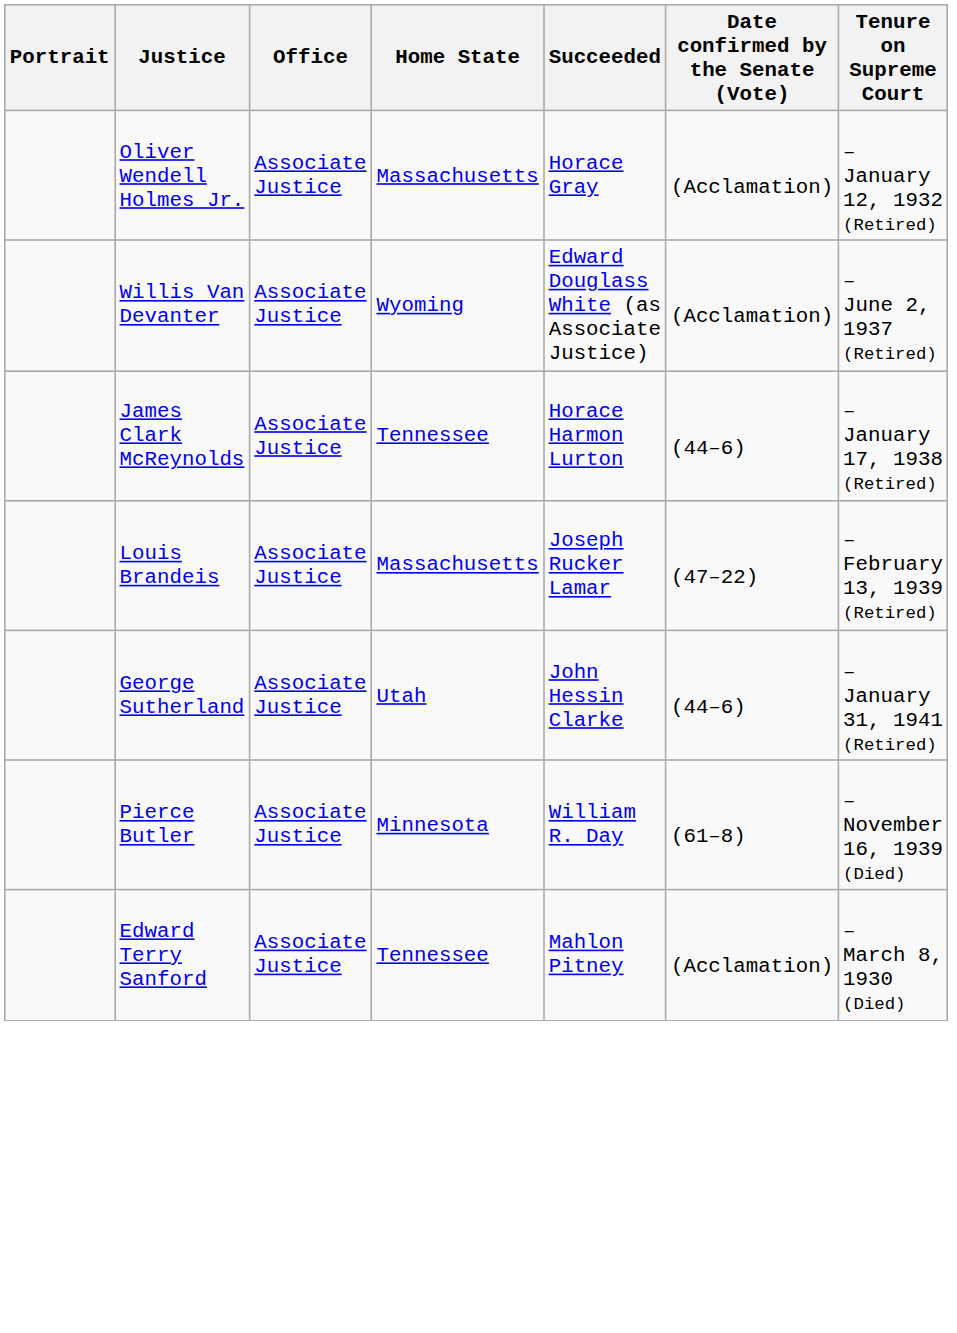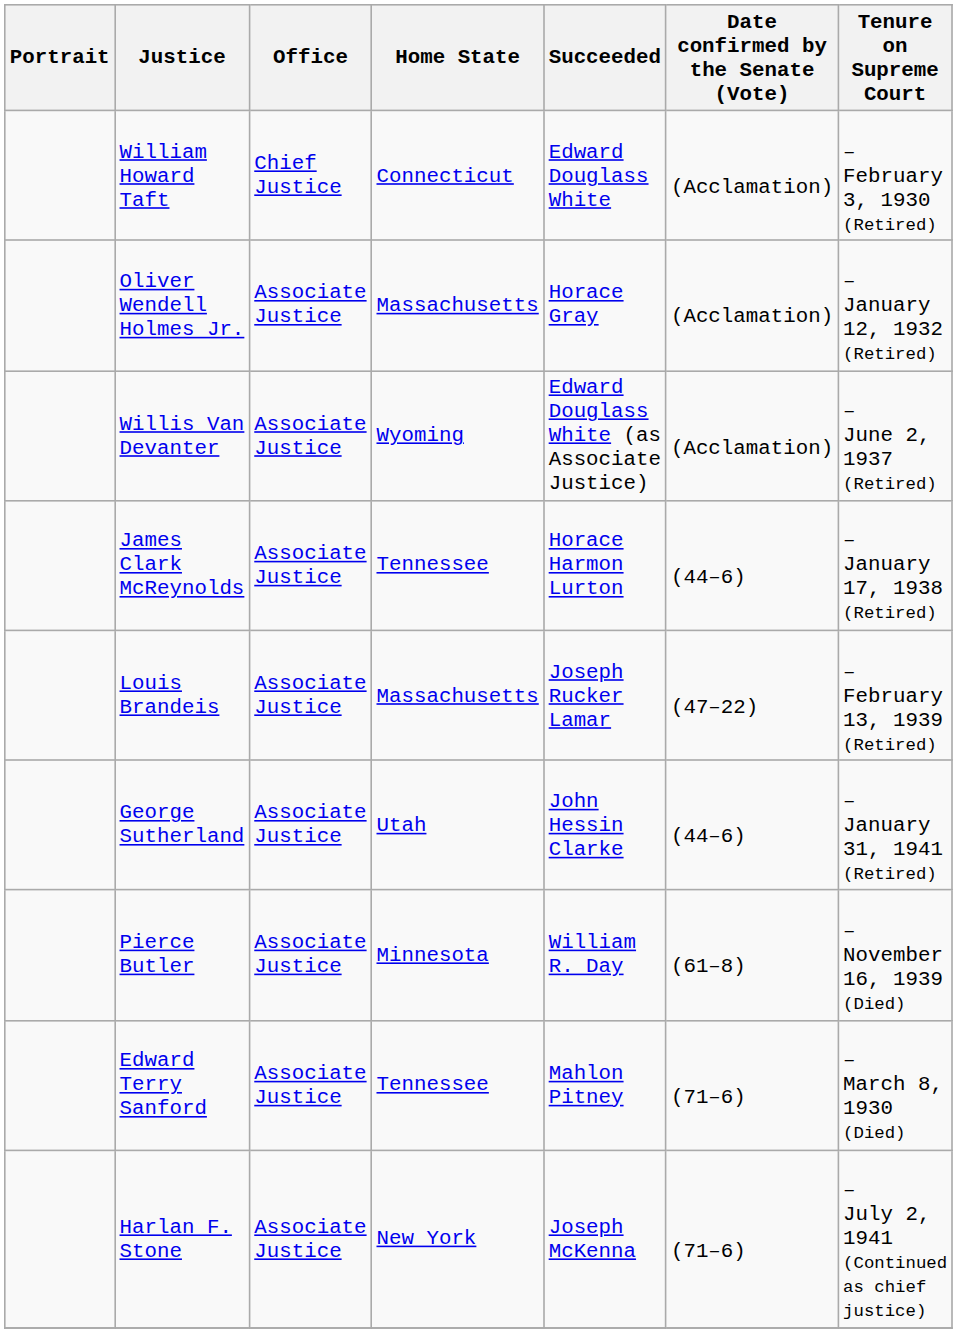+ row: (163, 176)
(752, 967) (Acclamation) -> (708, 1097) (71–6)
+ row: (176, 1239)
